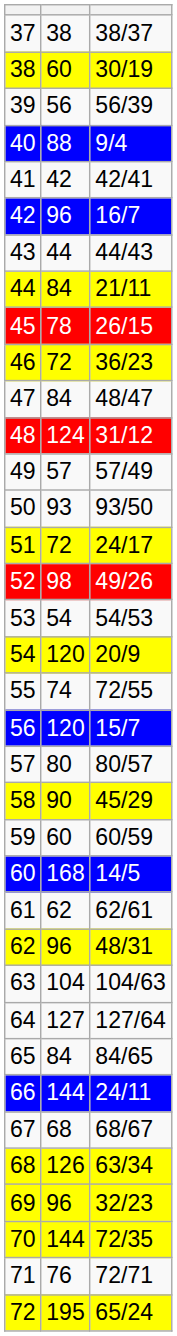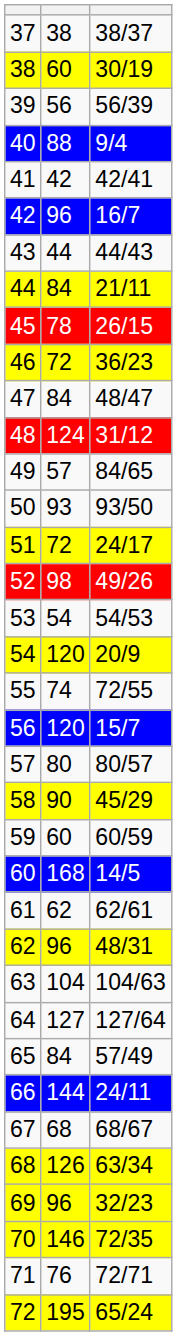(124, 471) 57/49 -> (124, 471) 84/65
(124, 1056) 84/65 -> (124, 1056) 57/49
(66, 1239) 144 -> (66, 1239) 146
